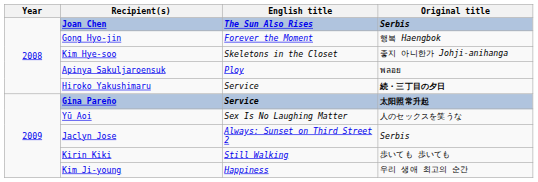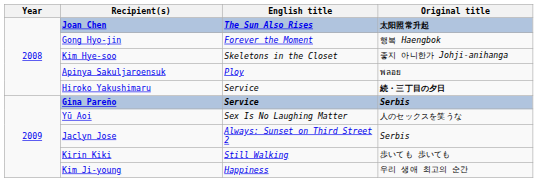(395, 24) Serbis -> (405, 25) 太阳照常升起
(405, 101) 太阳照常升起 -> (395, 102) Serbis
